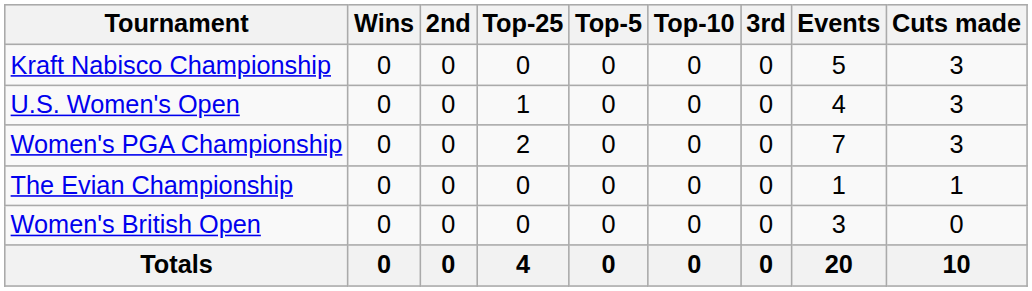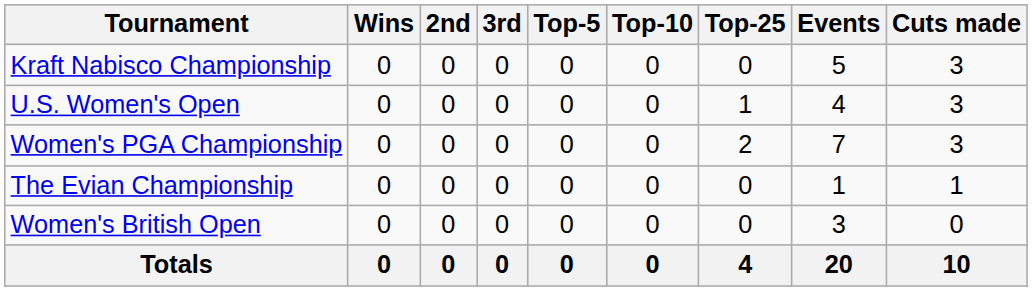columns swapped: (766, 24) <-> (523, 24)
